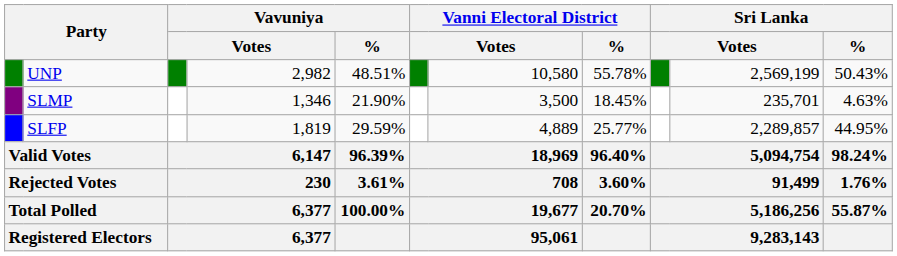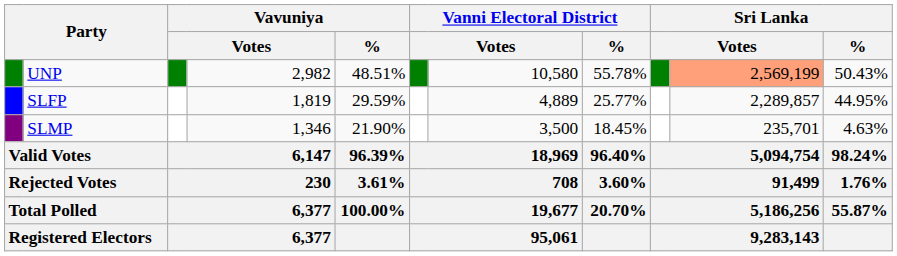(785, 73) no background -> (785, 73) lightsalmon background
rows swapped: (47, 127) <-> (50, 100)
